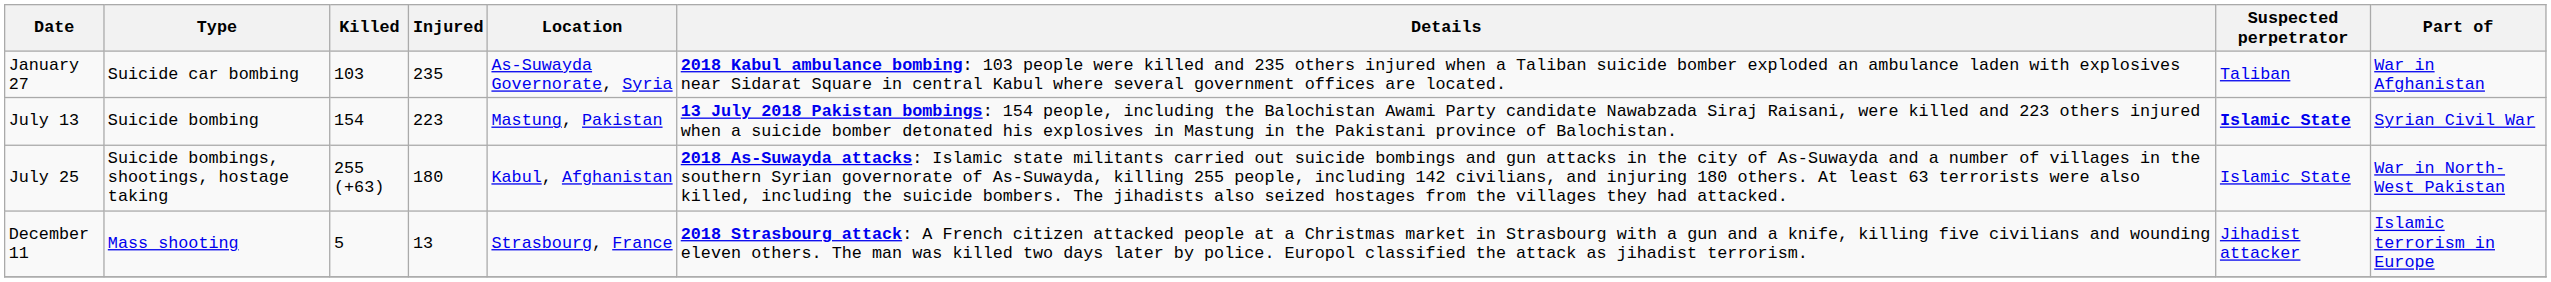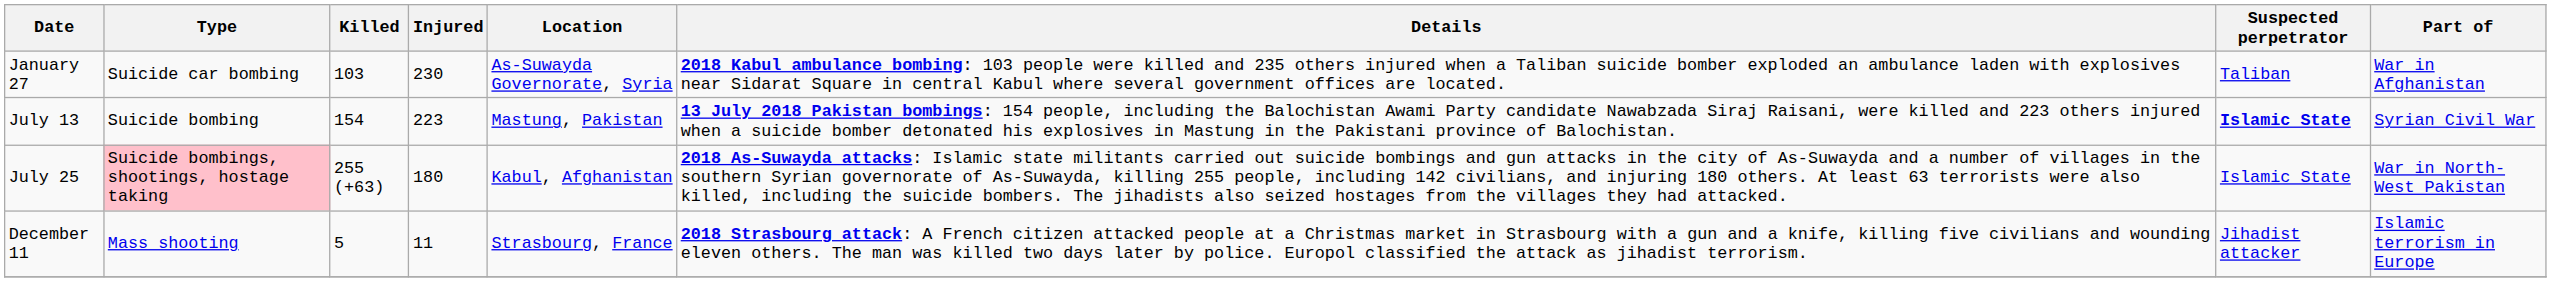(428, 75) 235 -> (428, 75) 230
(198, 178) no background -> (198, 178) pink background
(423, 244) 13 -> (423, 244) 11
